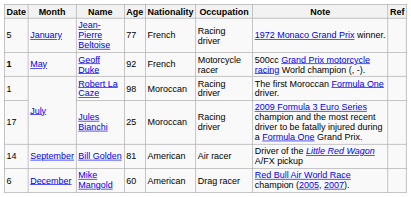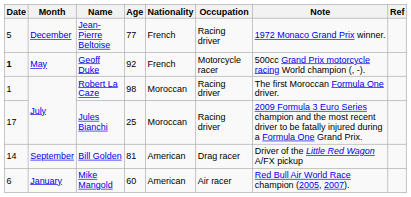(46, 35) January -> (51, 35) December
(215, 156) Air racer -> (219, 156) Drag racer
(51, 180) December -> (46, 180) January
(219, 180) Drag racer -> (215, 180) Air racer
